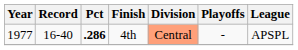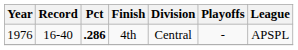(20, 34) 1977 -> (20, 34) 1976
(173, 34) lightsalmon background -> (173, 34) no background
